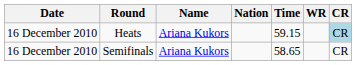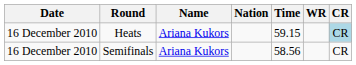(287, 51) 58.65 -> (287, 51) 58.56
